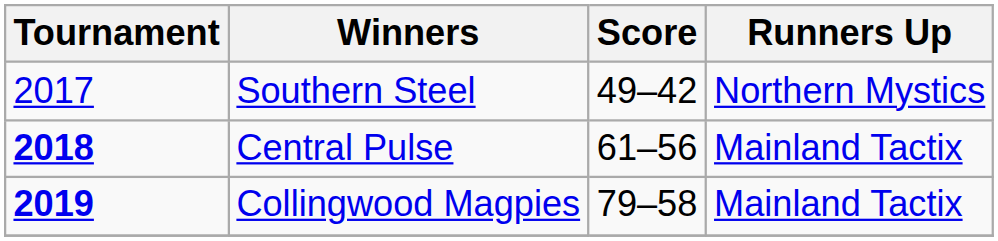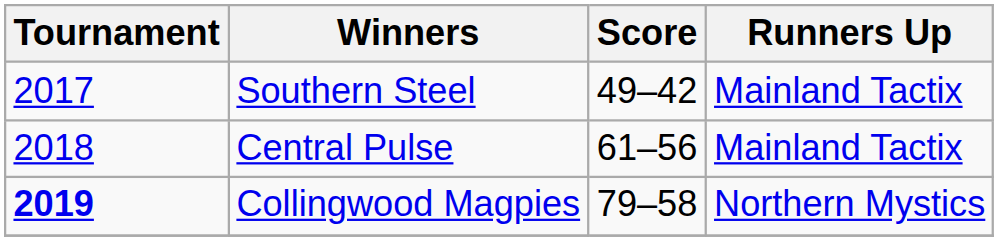(850, 90) Northern Mystics -> (838, 90) Mainland Tactix
(54, 147) bold -> (54, 147) normal
(838, 205) Mainland Tactix -> (850, 205) Northern Mystics
